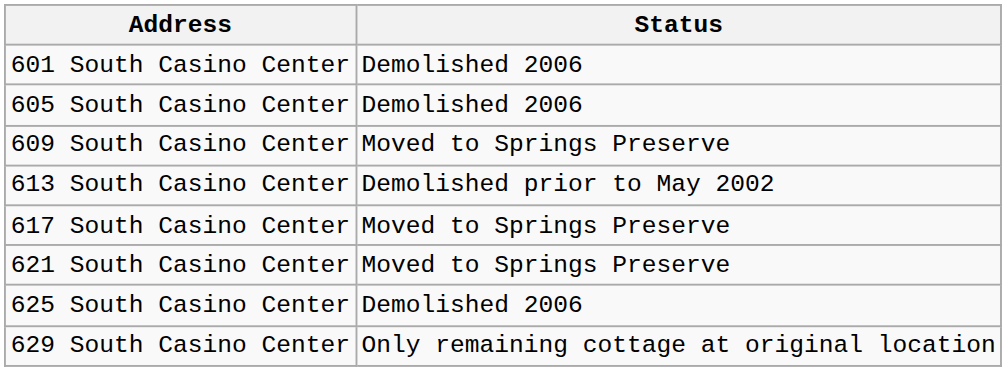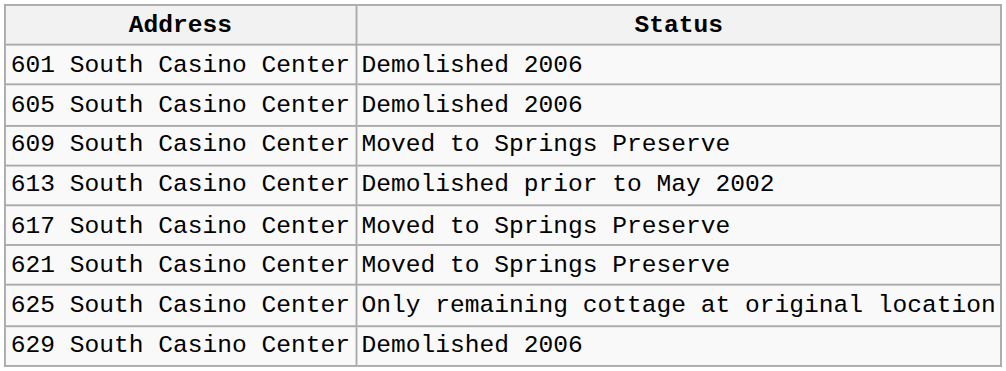(472, 305) Demolished 2006 -> (679, 305) Only remaining cottage at original location
(679, 345) Only remaining cottage at original location -> (472, 345) Demolished 2006
